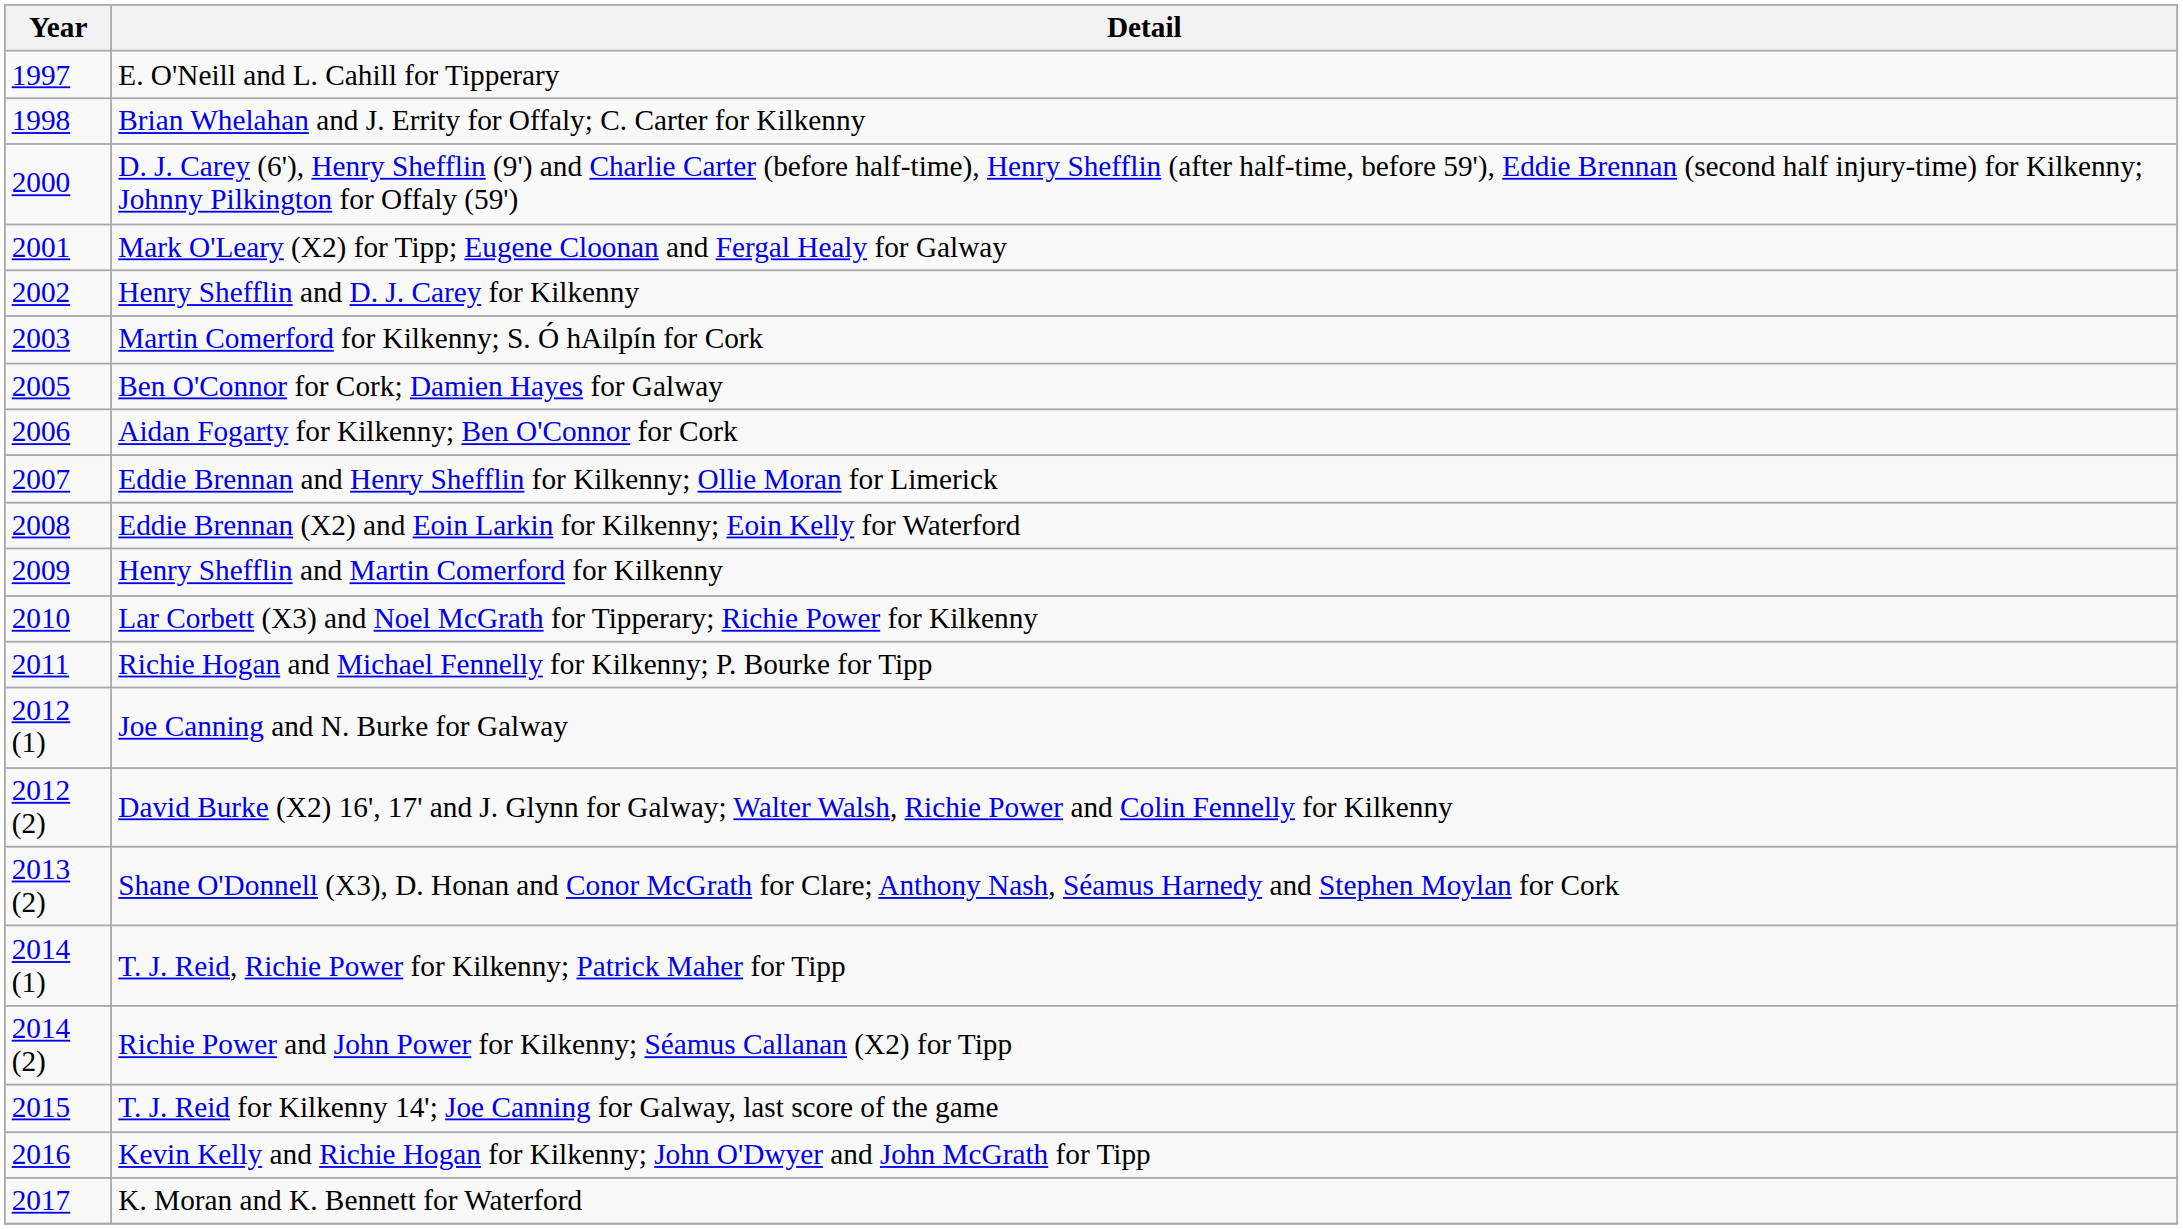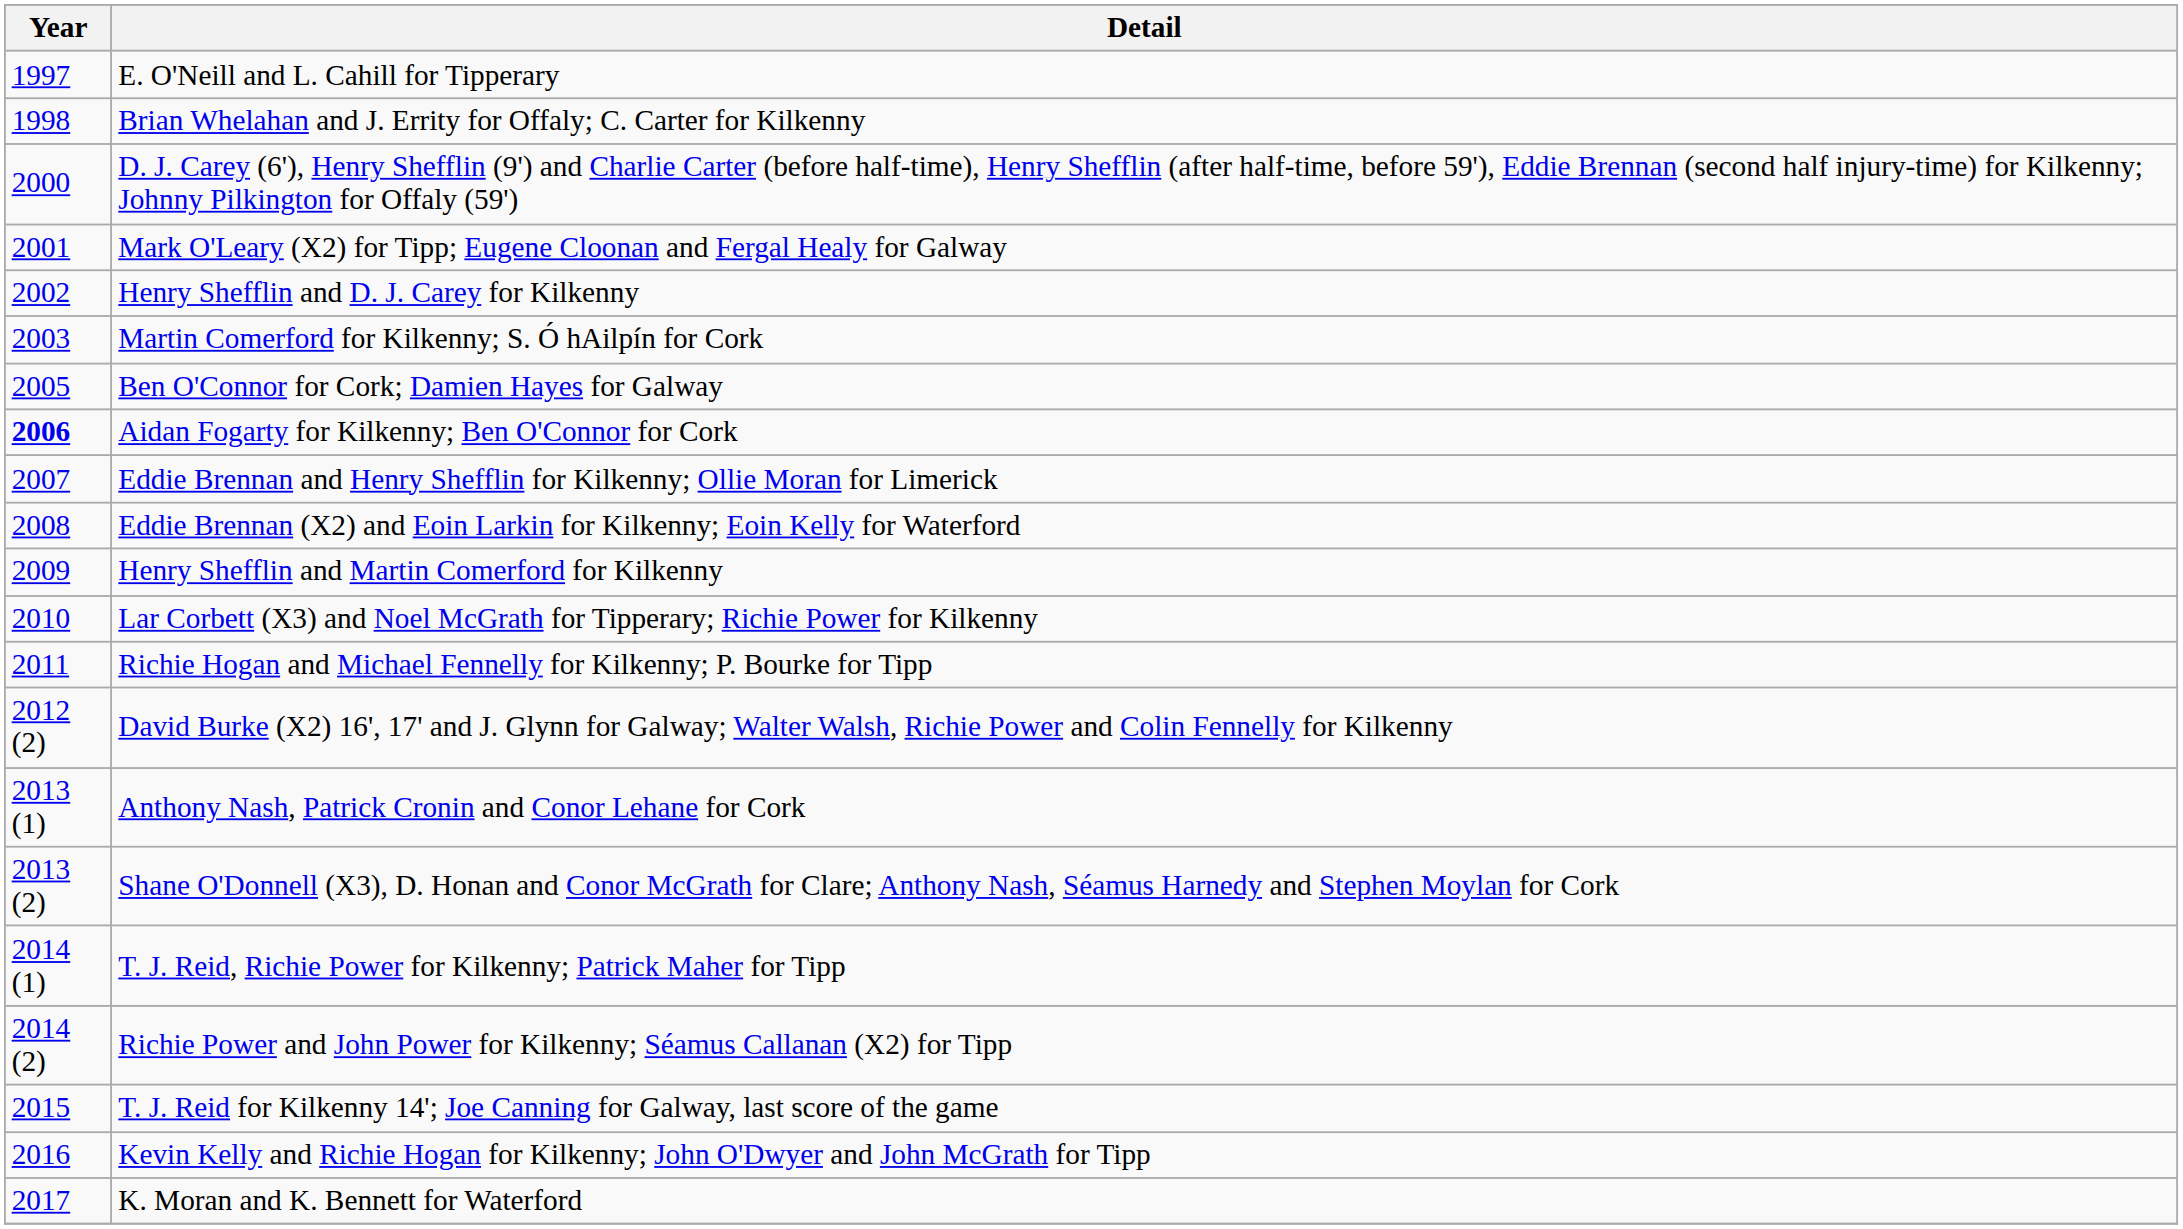(41, 432) normal -> (41, 432) bold
- row: (343, 727)
+ row: (462, 806)
